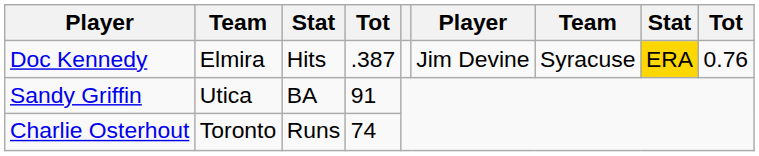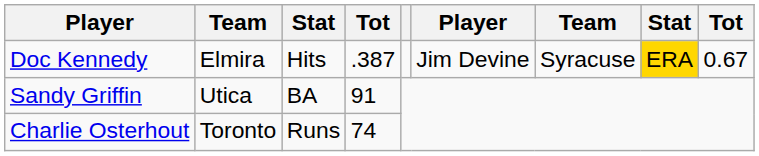(726, 58) 0.76 -> (726, 58) 0.67
